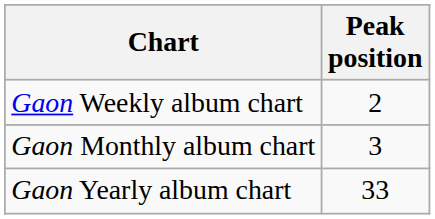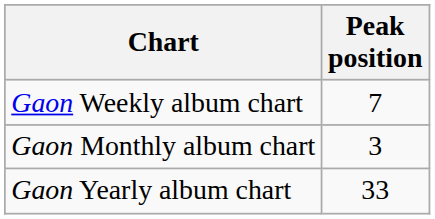(375, 102) 2 -> (375, 102) 7
